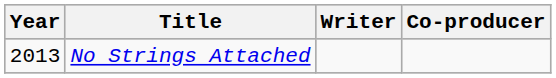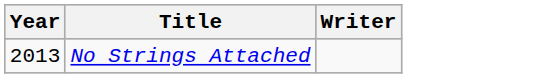- column: (476, 22)
